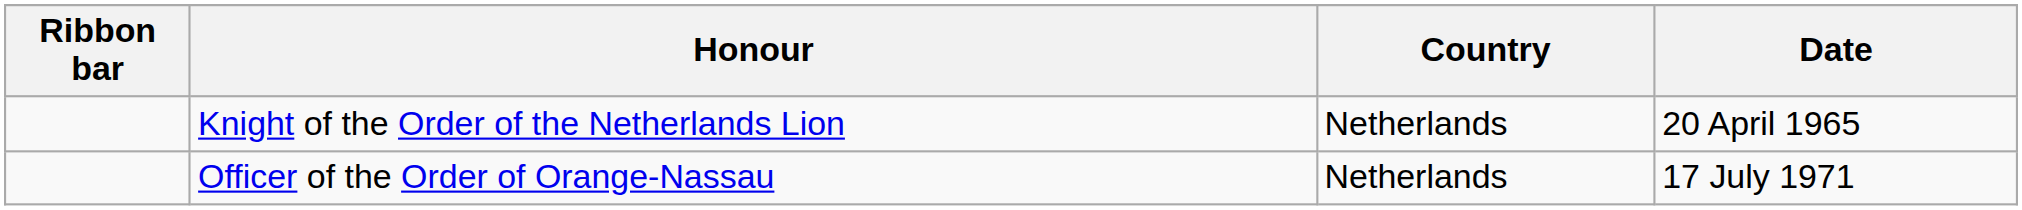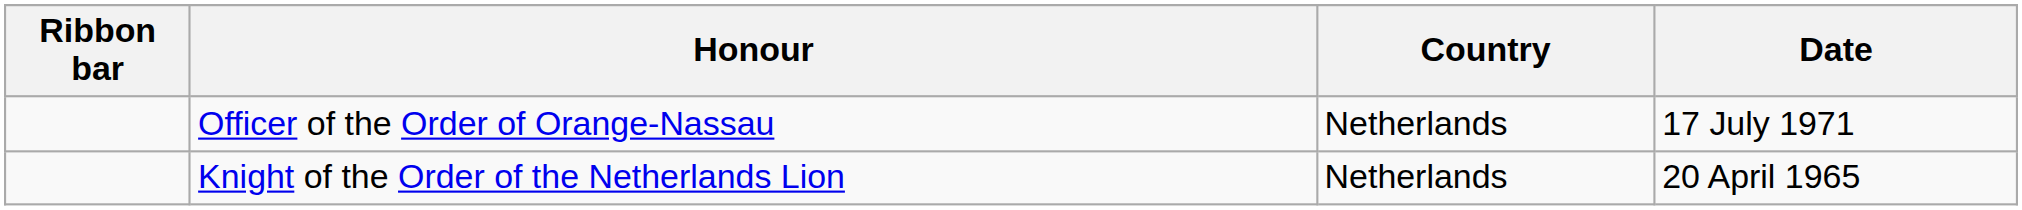rows swapped: (522, 123) <-> (486, 177)
